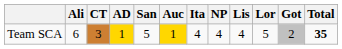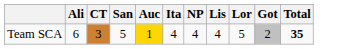- column: (122, 14)
